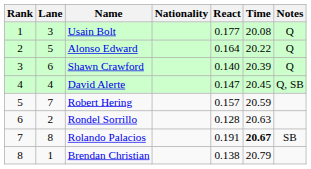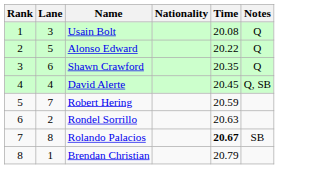- column: (227, 13)
(258, 66) 20.39 -> (226, 66) 20.35
